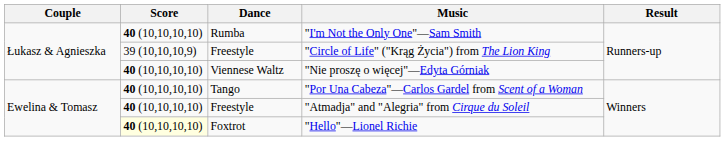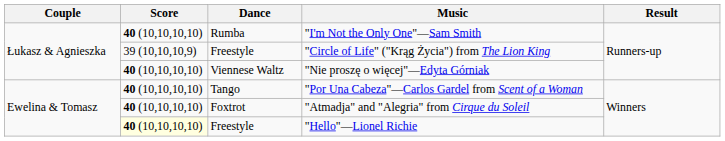(232, 107) Freestyle -> (228, 107) Foxtrot
(228, 126) Foxtrot -> (232, 126) Freestyle
